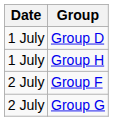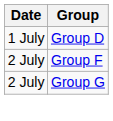- row: (78, 60)
